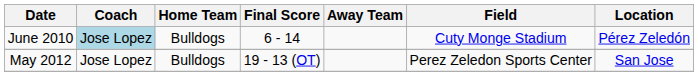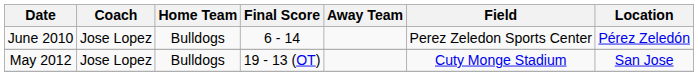(116, 37) lightblue background -> (116, 37) no background
(501, 37) Cuty Monge Stadium -> (501, 37) Perez Zeledon Sports Center
(501, 60) Perez Zeledon Sports Center -> (501, 60) Cuty Monge Stadium
